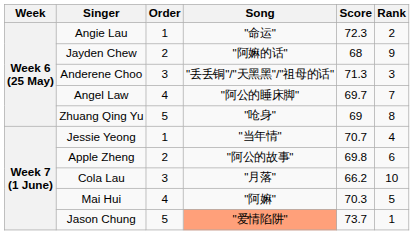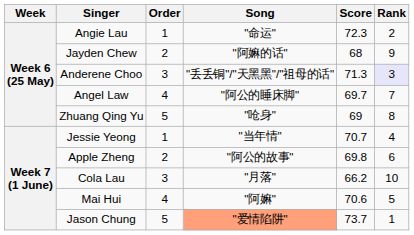(392, 74) no background -> (392, 74) lavender background
(356, 199) 70.3 -> (356, 199) 70.6
